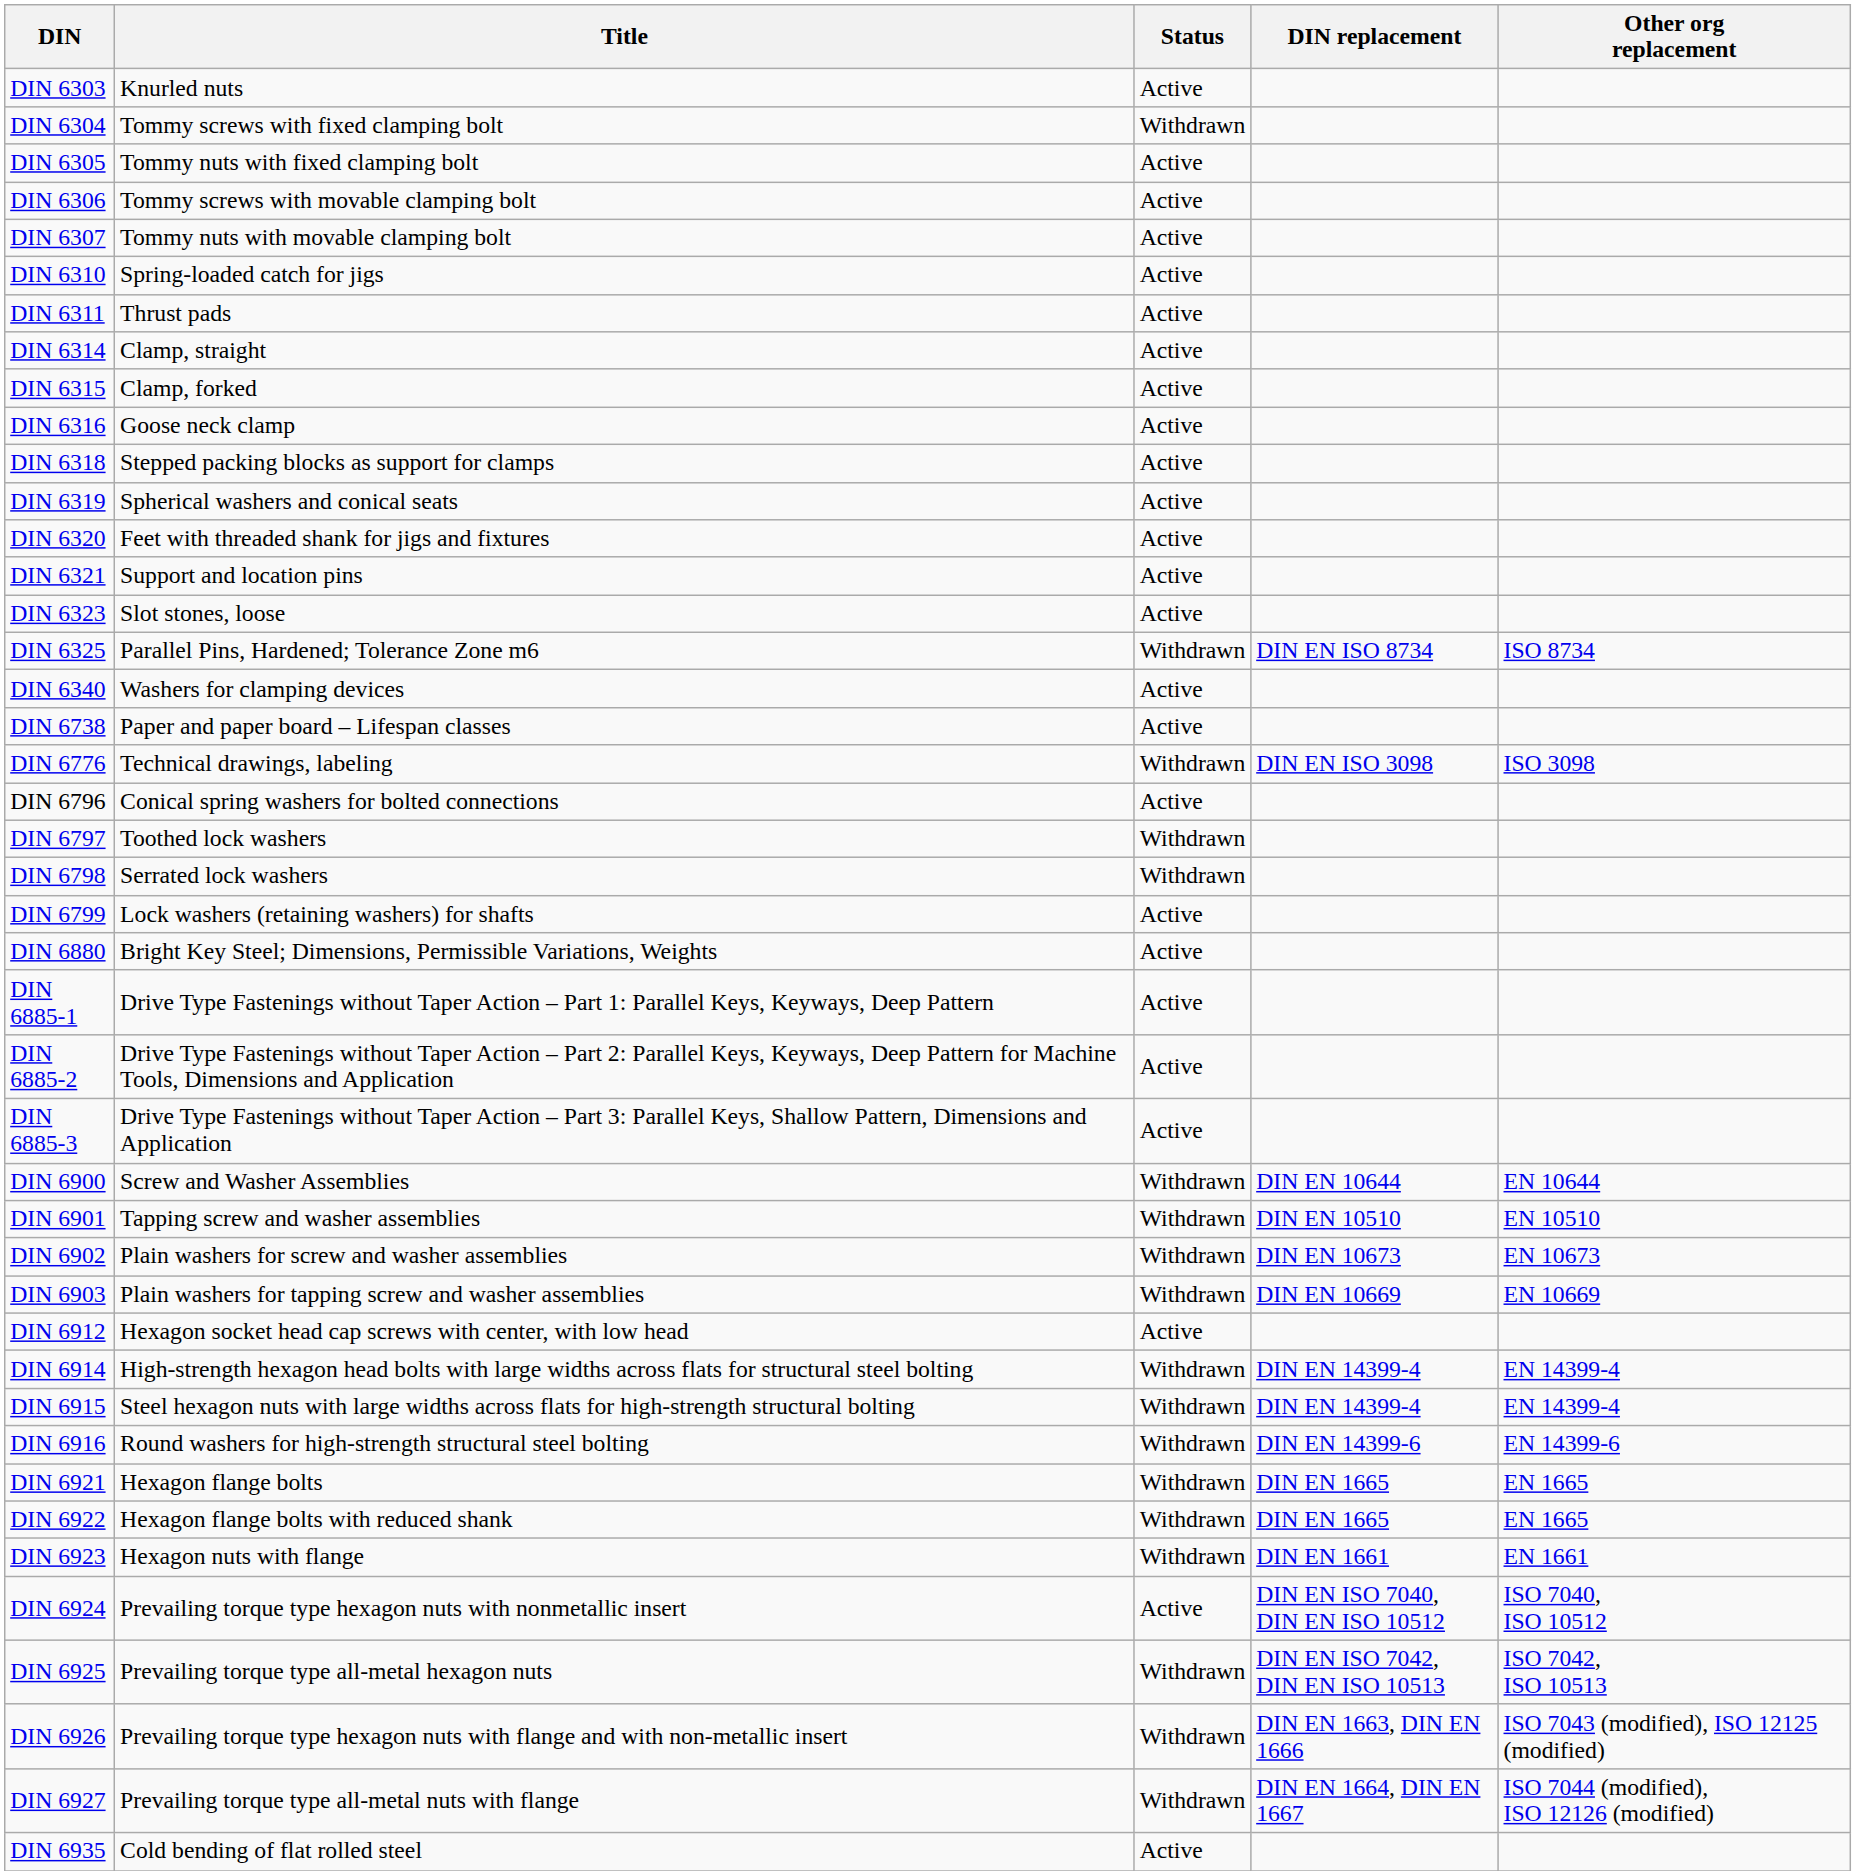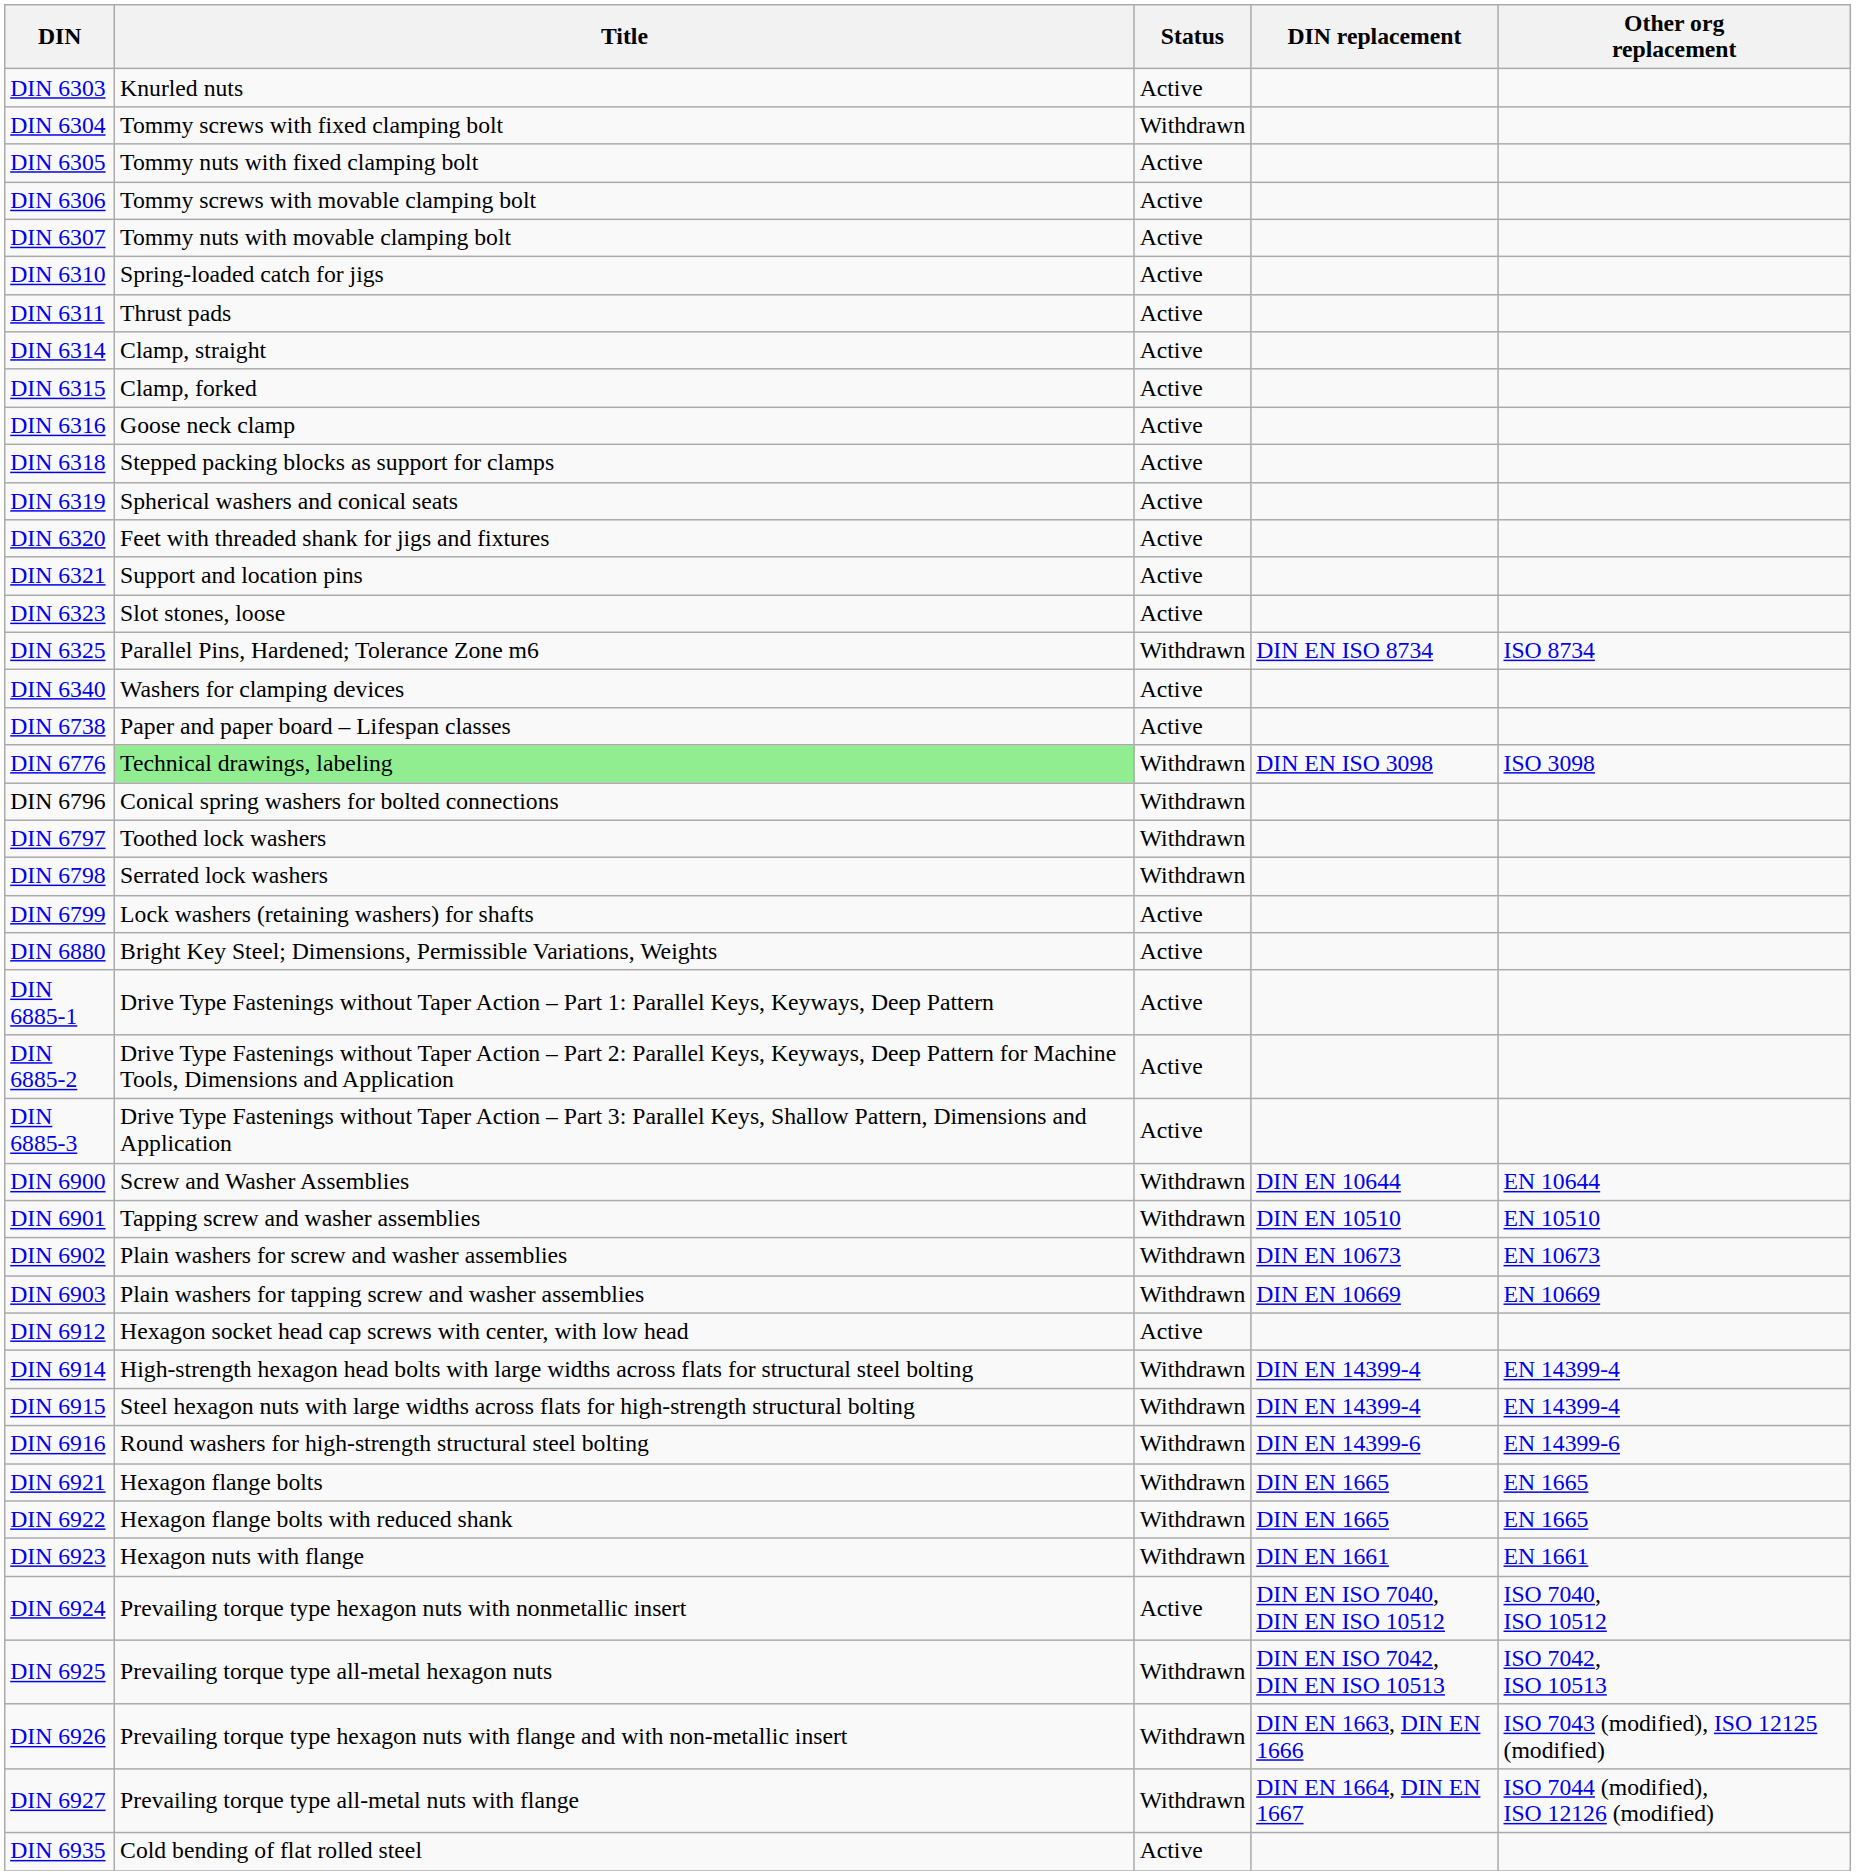(256, 763) no background -> (256, 763) lightgreen background
(1171, 801) Active -> (1192, 801) Withdrawn
